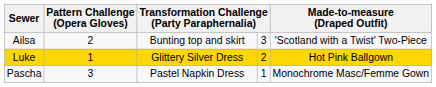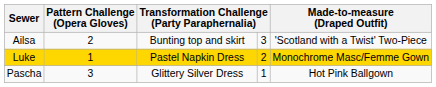(197, 57) Glittery Silver Dress -> (197, 57) Pastel Napkin Dress
(351, 57) Hot Pink Ballgown -> (351, 57) Monochrome Masc/Femme Gown
(197, 73) Pastel Napkin Dress -> (197, 73) Glittery Silver Dress
(351, 73) Monochrome Masc/Femme Gown -> (351, 73) Hot Pink Ballgown
